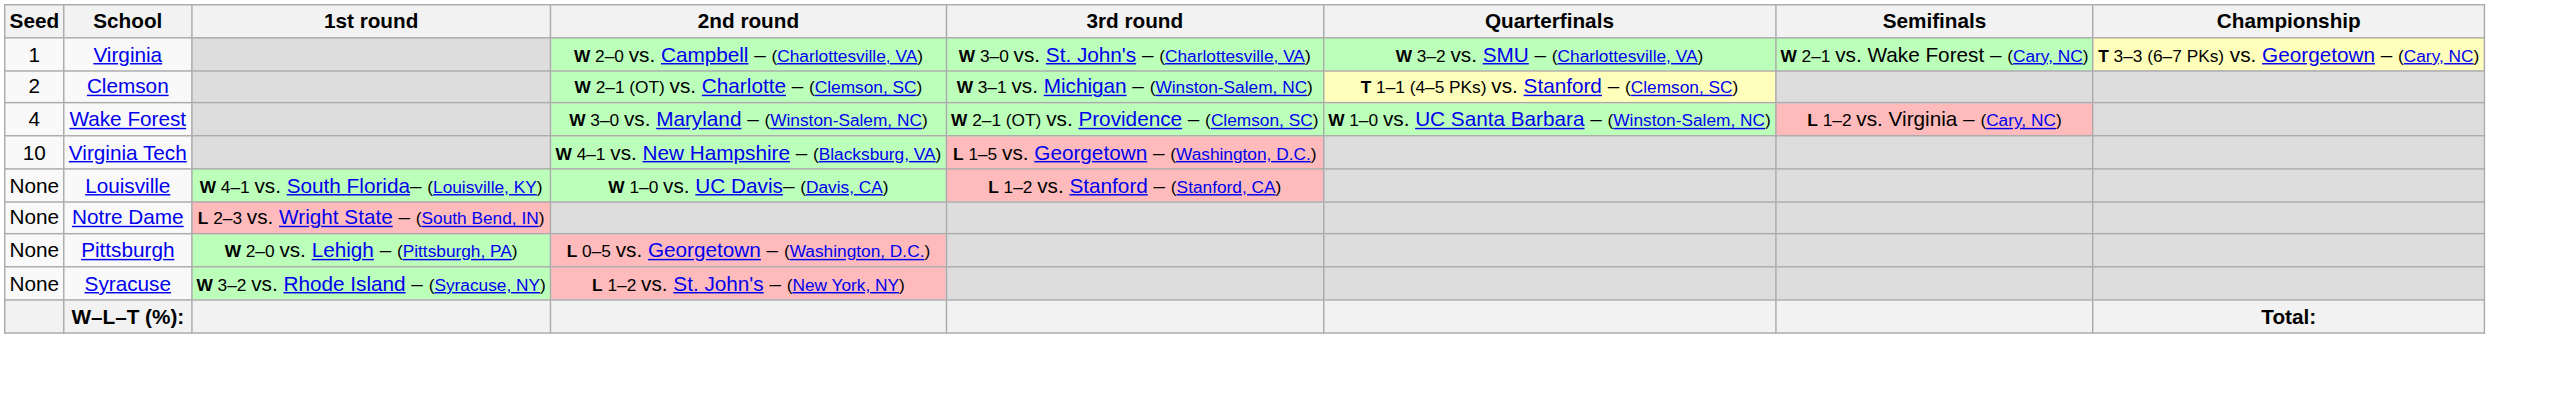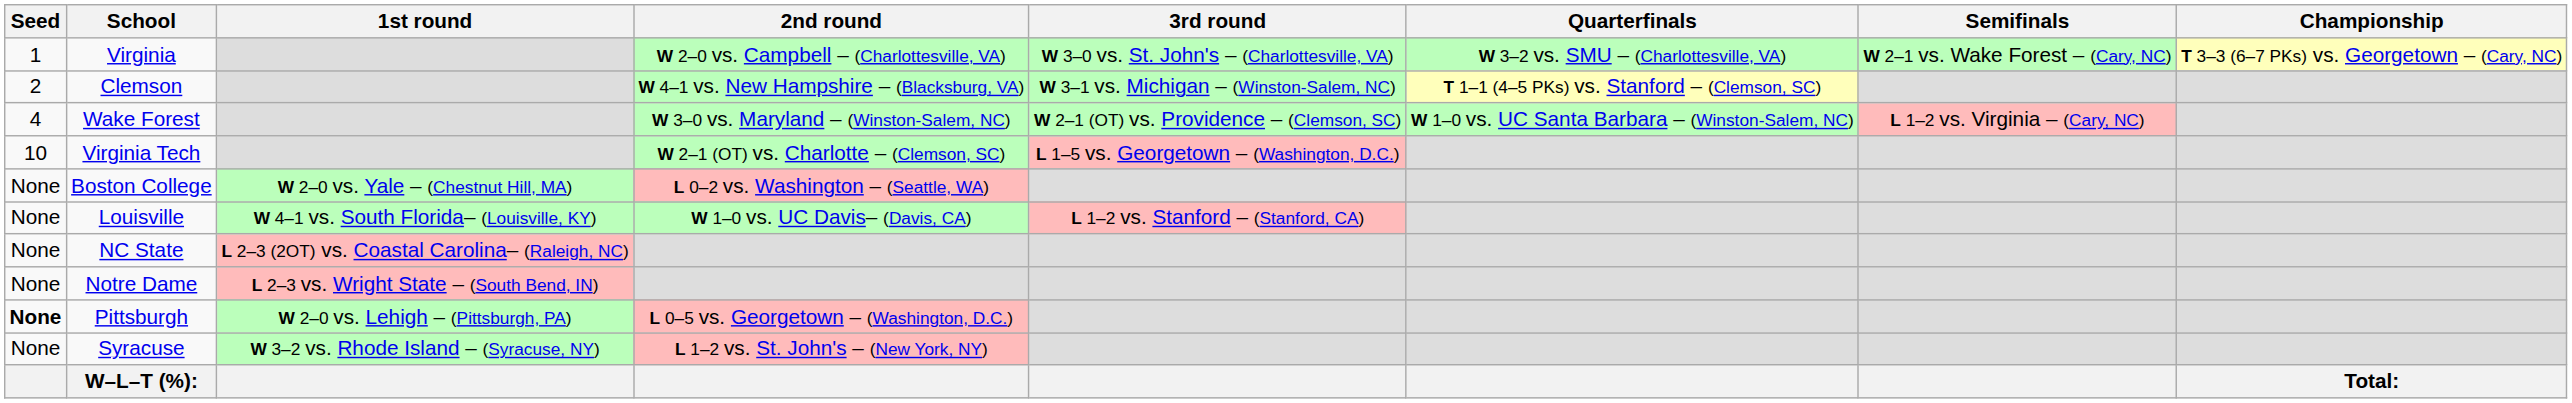(748, 87) W 2–1 (OT) vs. Charlotte – (Clemson, SC) -> (831, 87) W 4–1 vs. New Hampshire – (Blacksburg, VA)
(748, 153) W 4–1 vs. New Hampshire – (Blacksburg, VA) -> (831, 153) W 2–1 (OT) vs. Charlotte – (Clemson, SC)
+ row: (141, 185)
+ row: (141, 251)
(34, 251) normal -> (35, 316) bold
